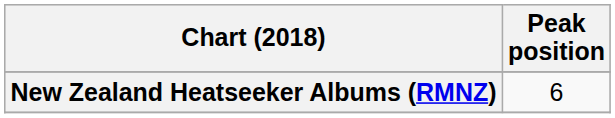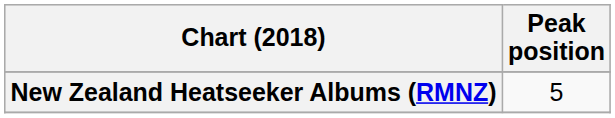(557, 91) 6 -> (557, 91) 5
